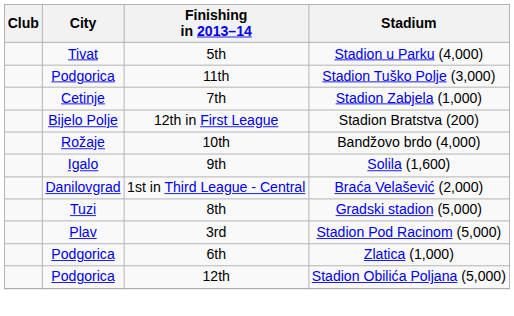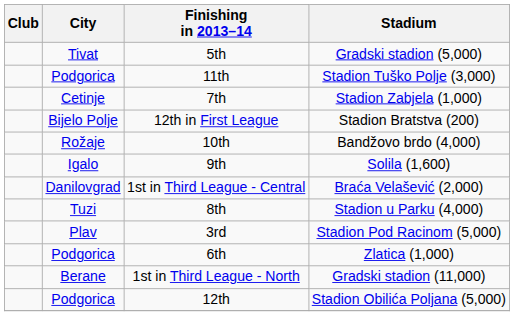(409, 53) Stadion u Parku (4,000) -> (409, 53) Gradski stadion (5,000)
(409, 210) Gradski stadion (5,000) -> (409, 210) Stadion u Parku (4,000)
+ row: (216, 277)
